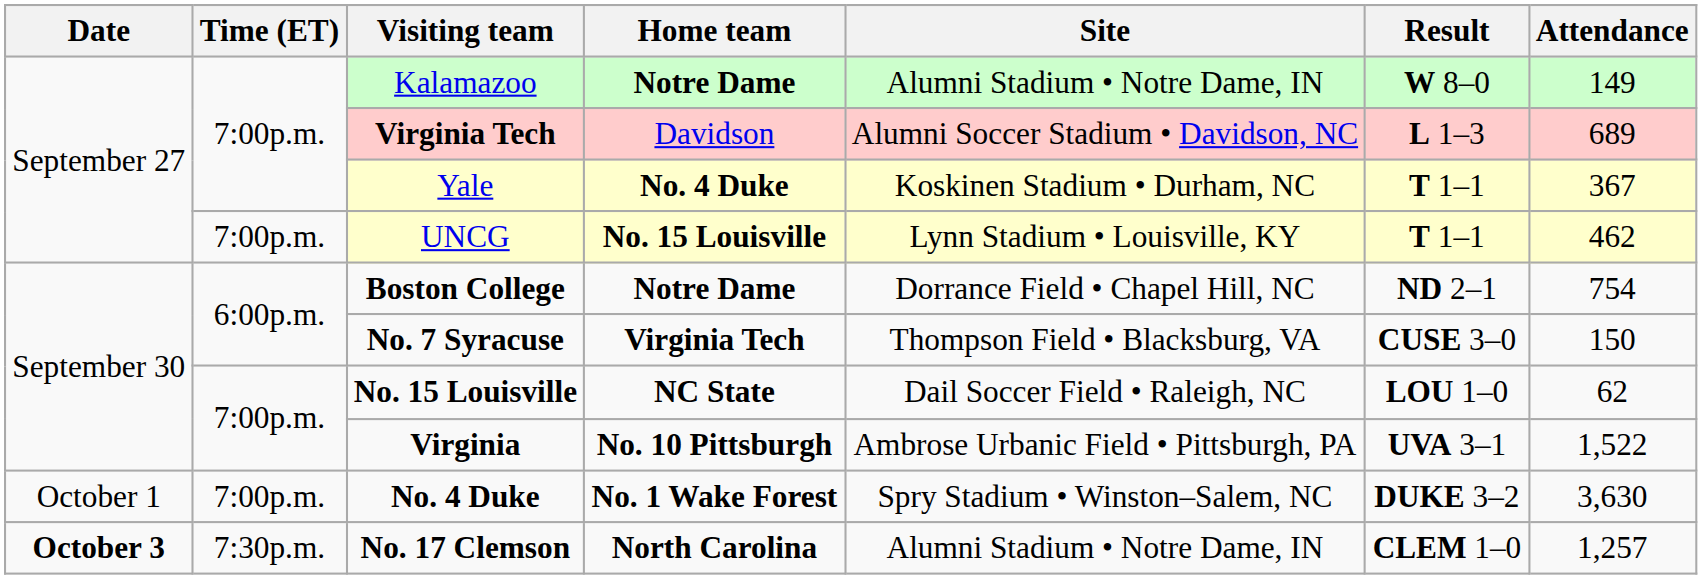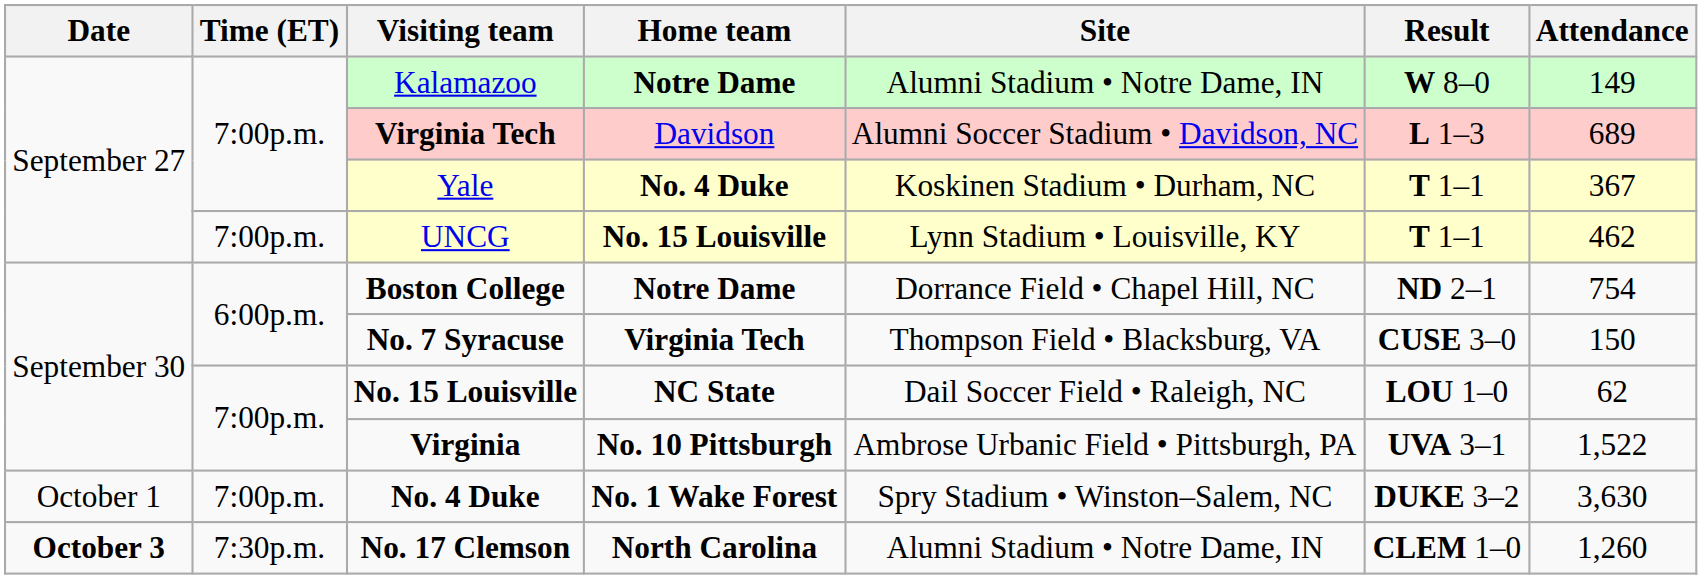(1612, 546) 1,257 -> (1612, 546) 1,260
